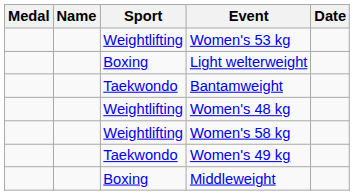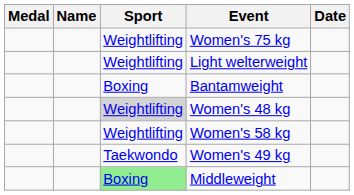- row: (240, 40)
+ row: (240, 40)
(126, 63) Boxing -> (143, 63) Weightlifting
(140, 86) Taekwondo -> (126, 86) Boxing
(143, 109) no background -> (143, 109) lightgrey background
(126, 179) no background -> (126, 179) lightgreen background
